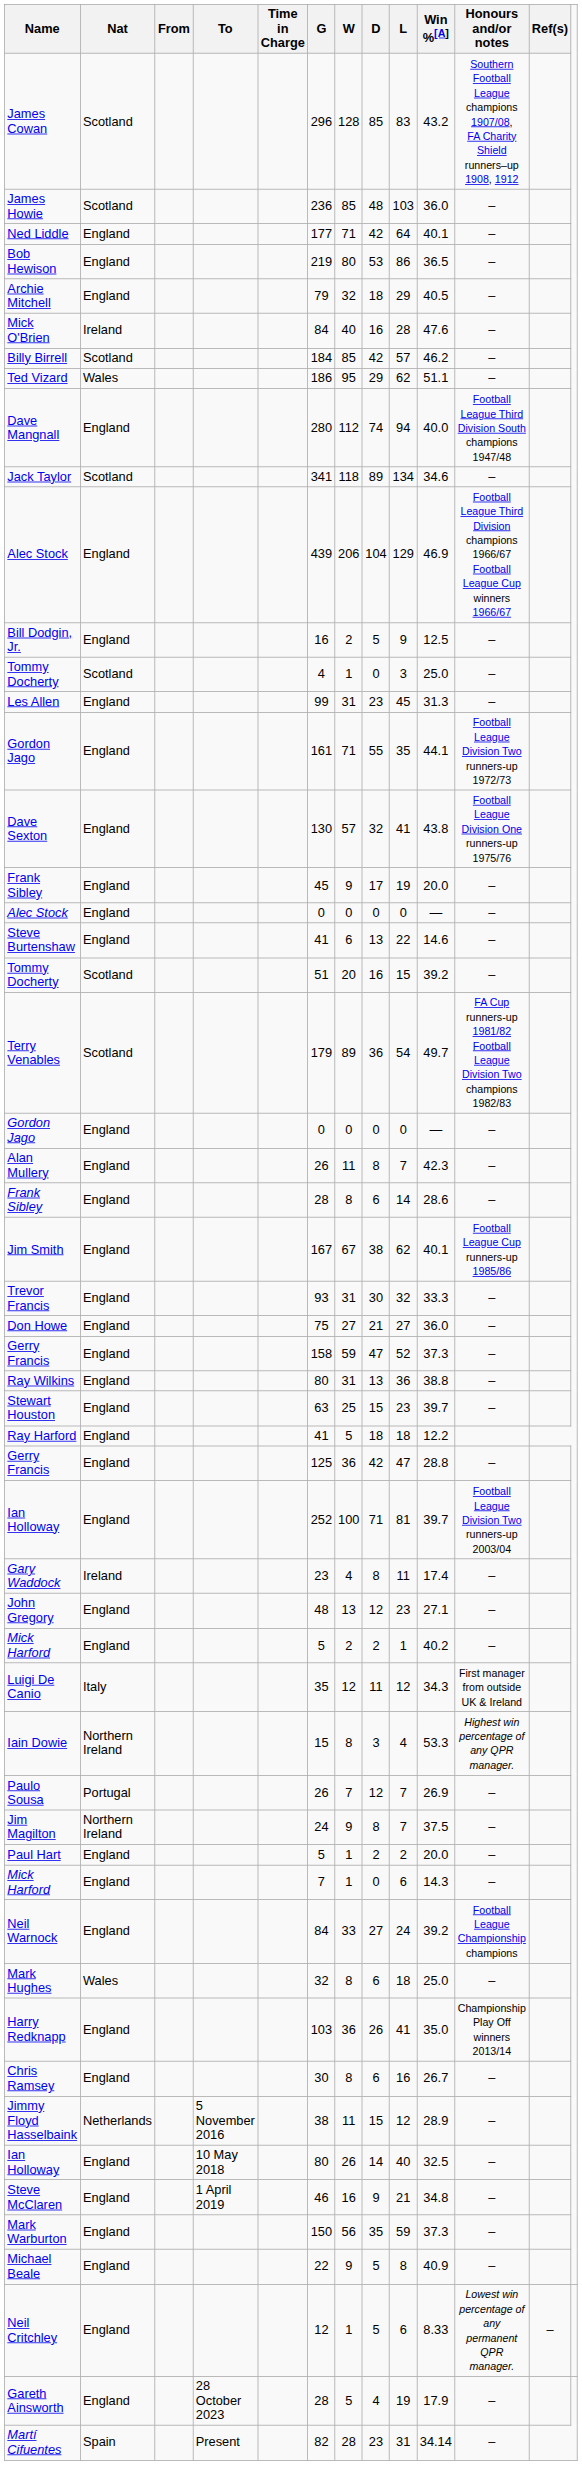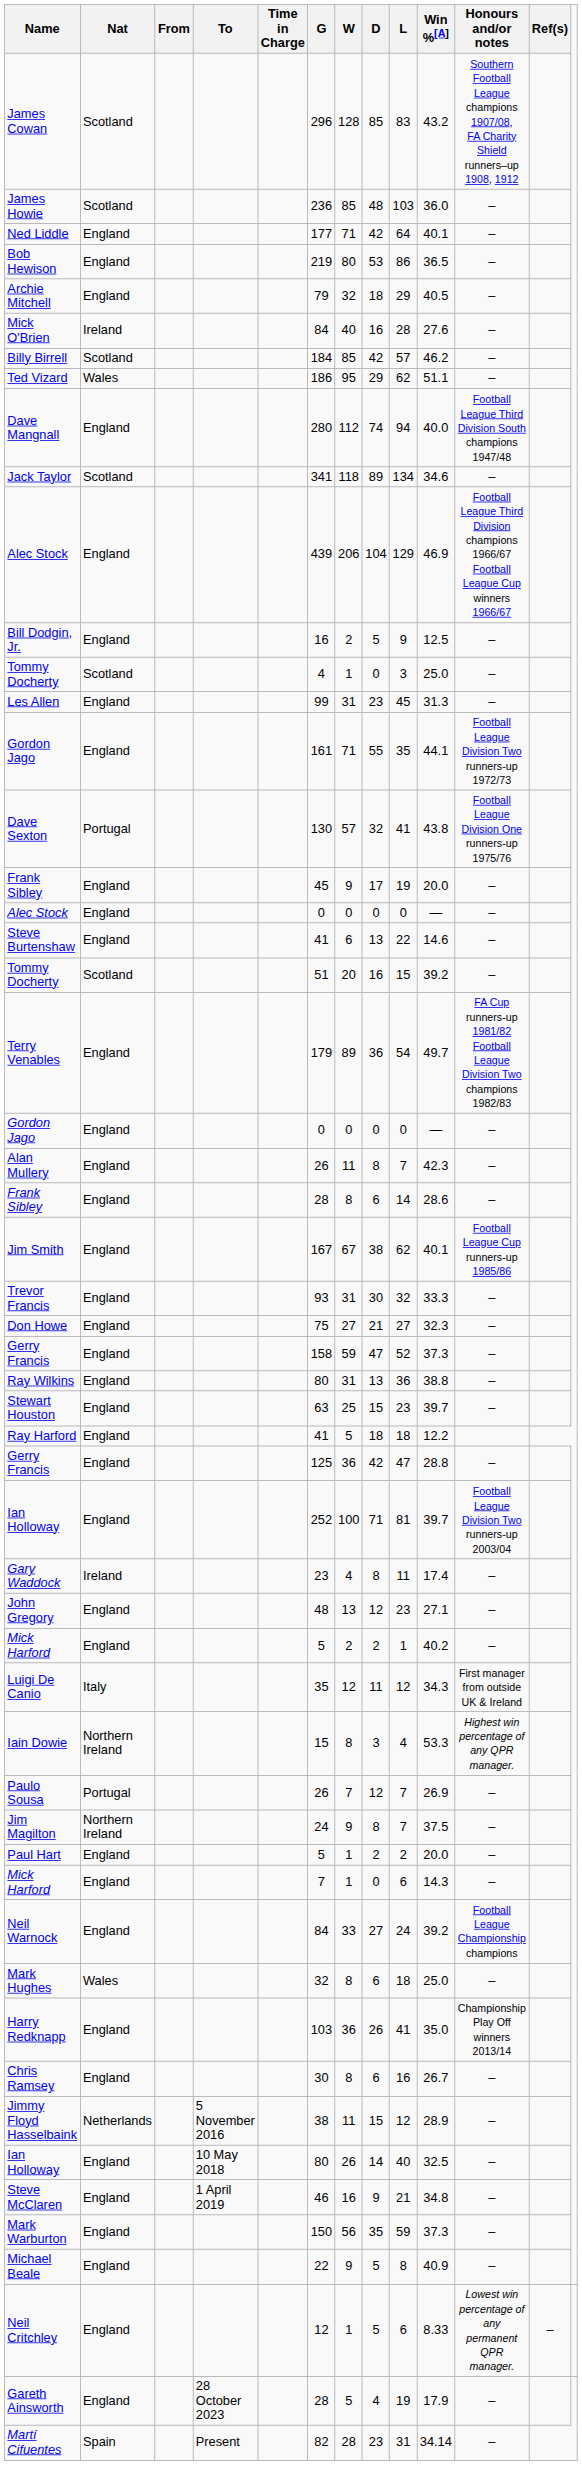(436, 330) 47.6 -> (436, 330) 27.6
(106, 829) England -> (107, 829) Portugal
(108, 1052) Scotland -> (106, 1052) England
(436, 1325) 36.0 -> (436, 1325) 32.3
